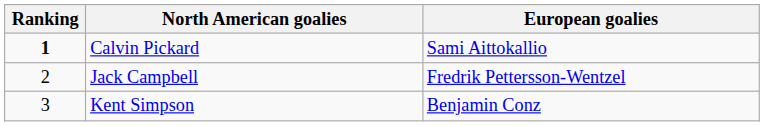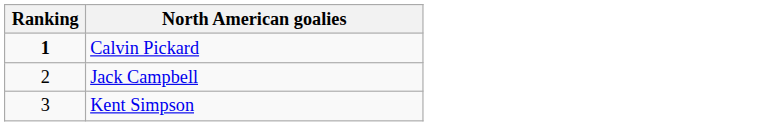- column: (591, 18)
